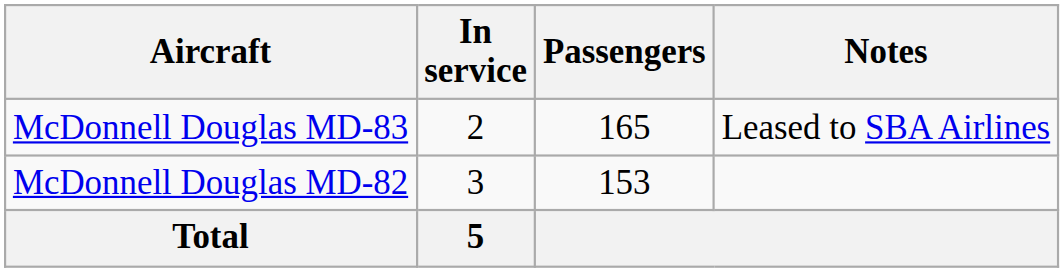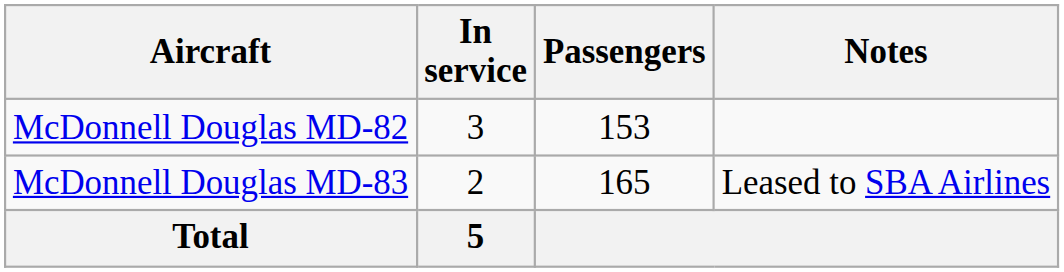rows swapped: (211, 182) <-> (211, 126)
